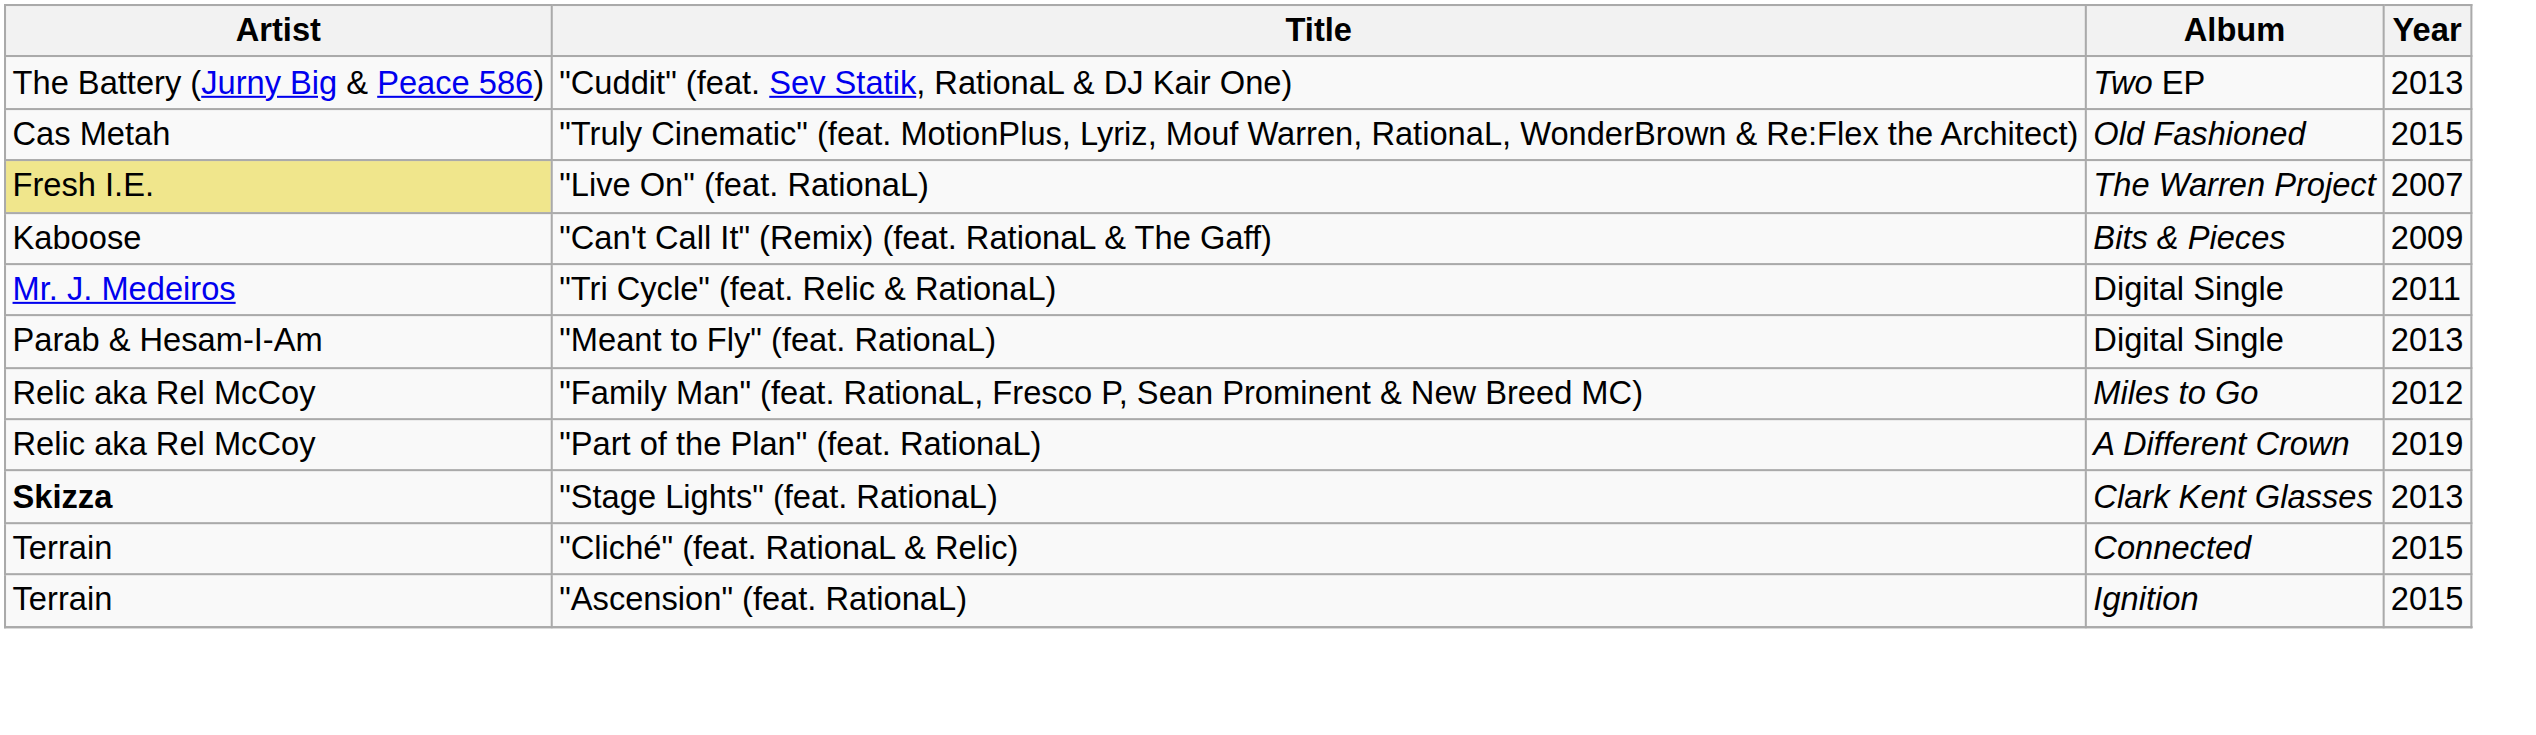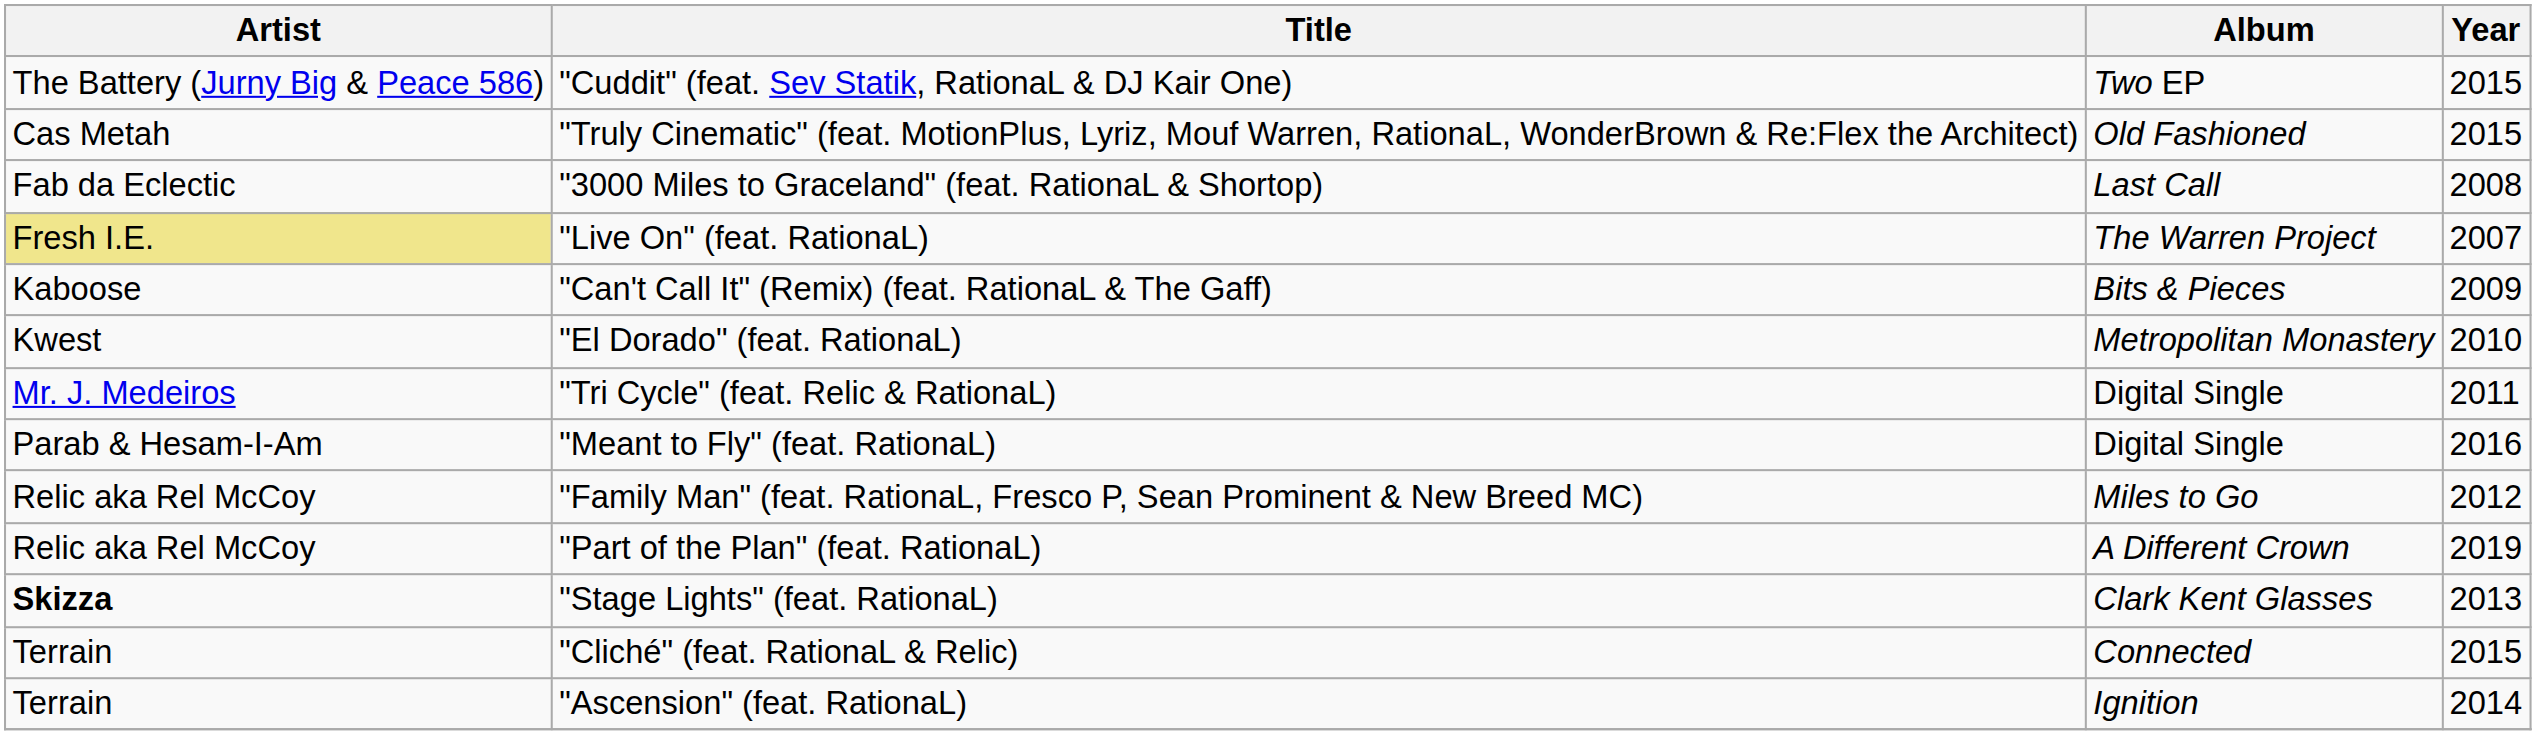(2427, 82) 2013 -> (2486, 82) 2015
+ row: (941, 185)
+ row: (760, 340)
(2427, 340) 2013 -> (2486, 444) 2016
(2427, 599) 2015 -> (2486, 703) 2014
